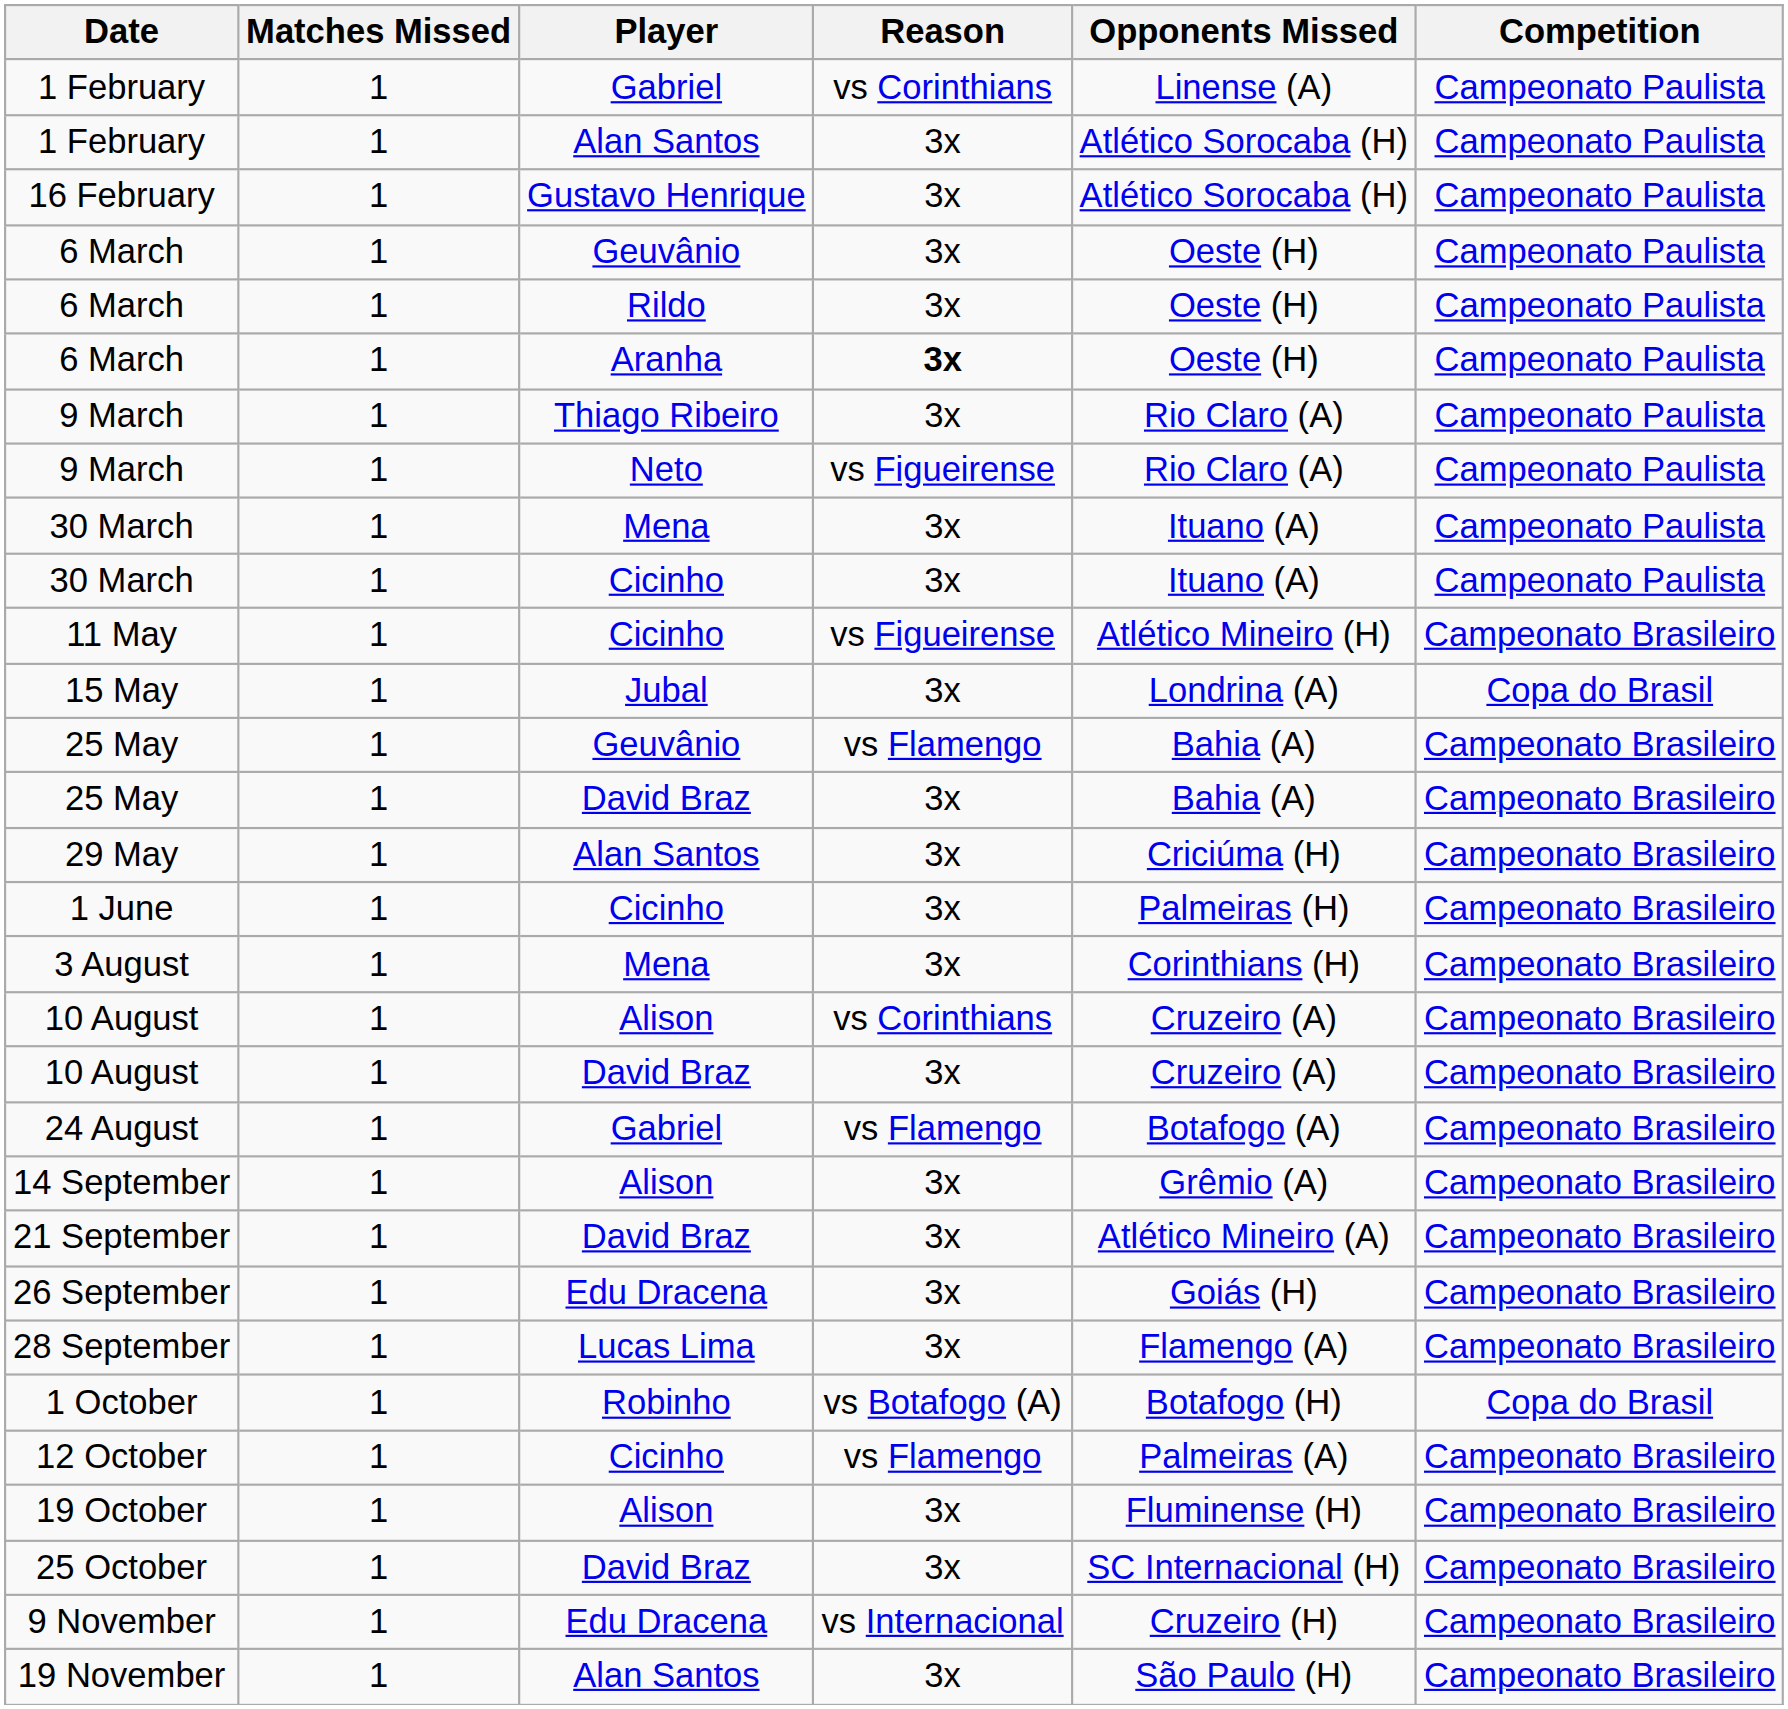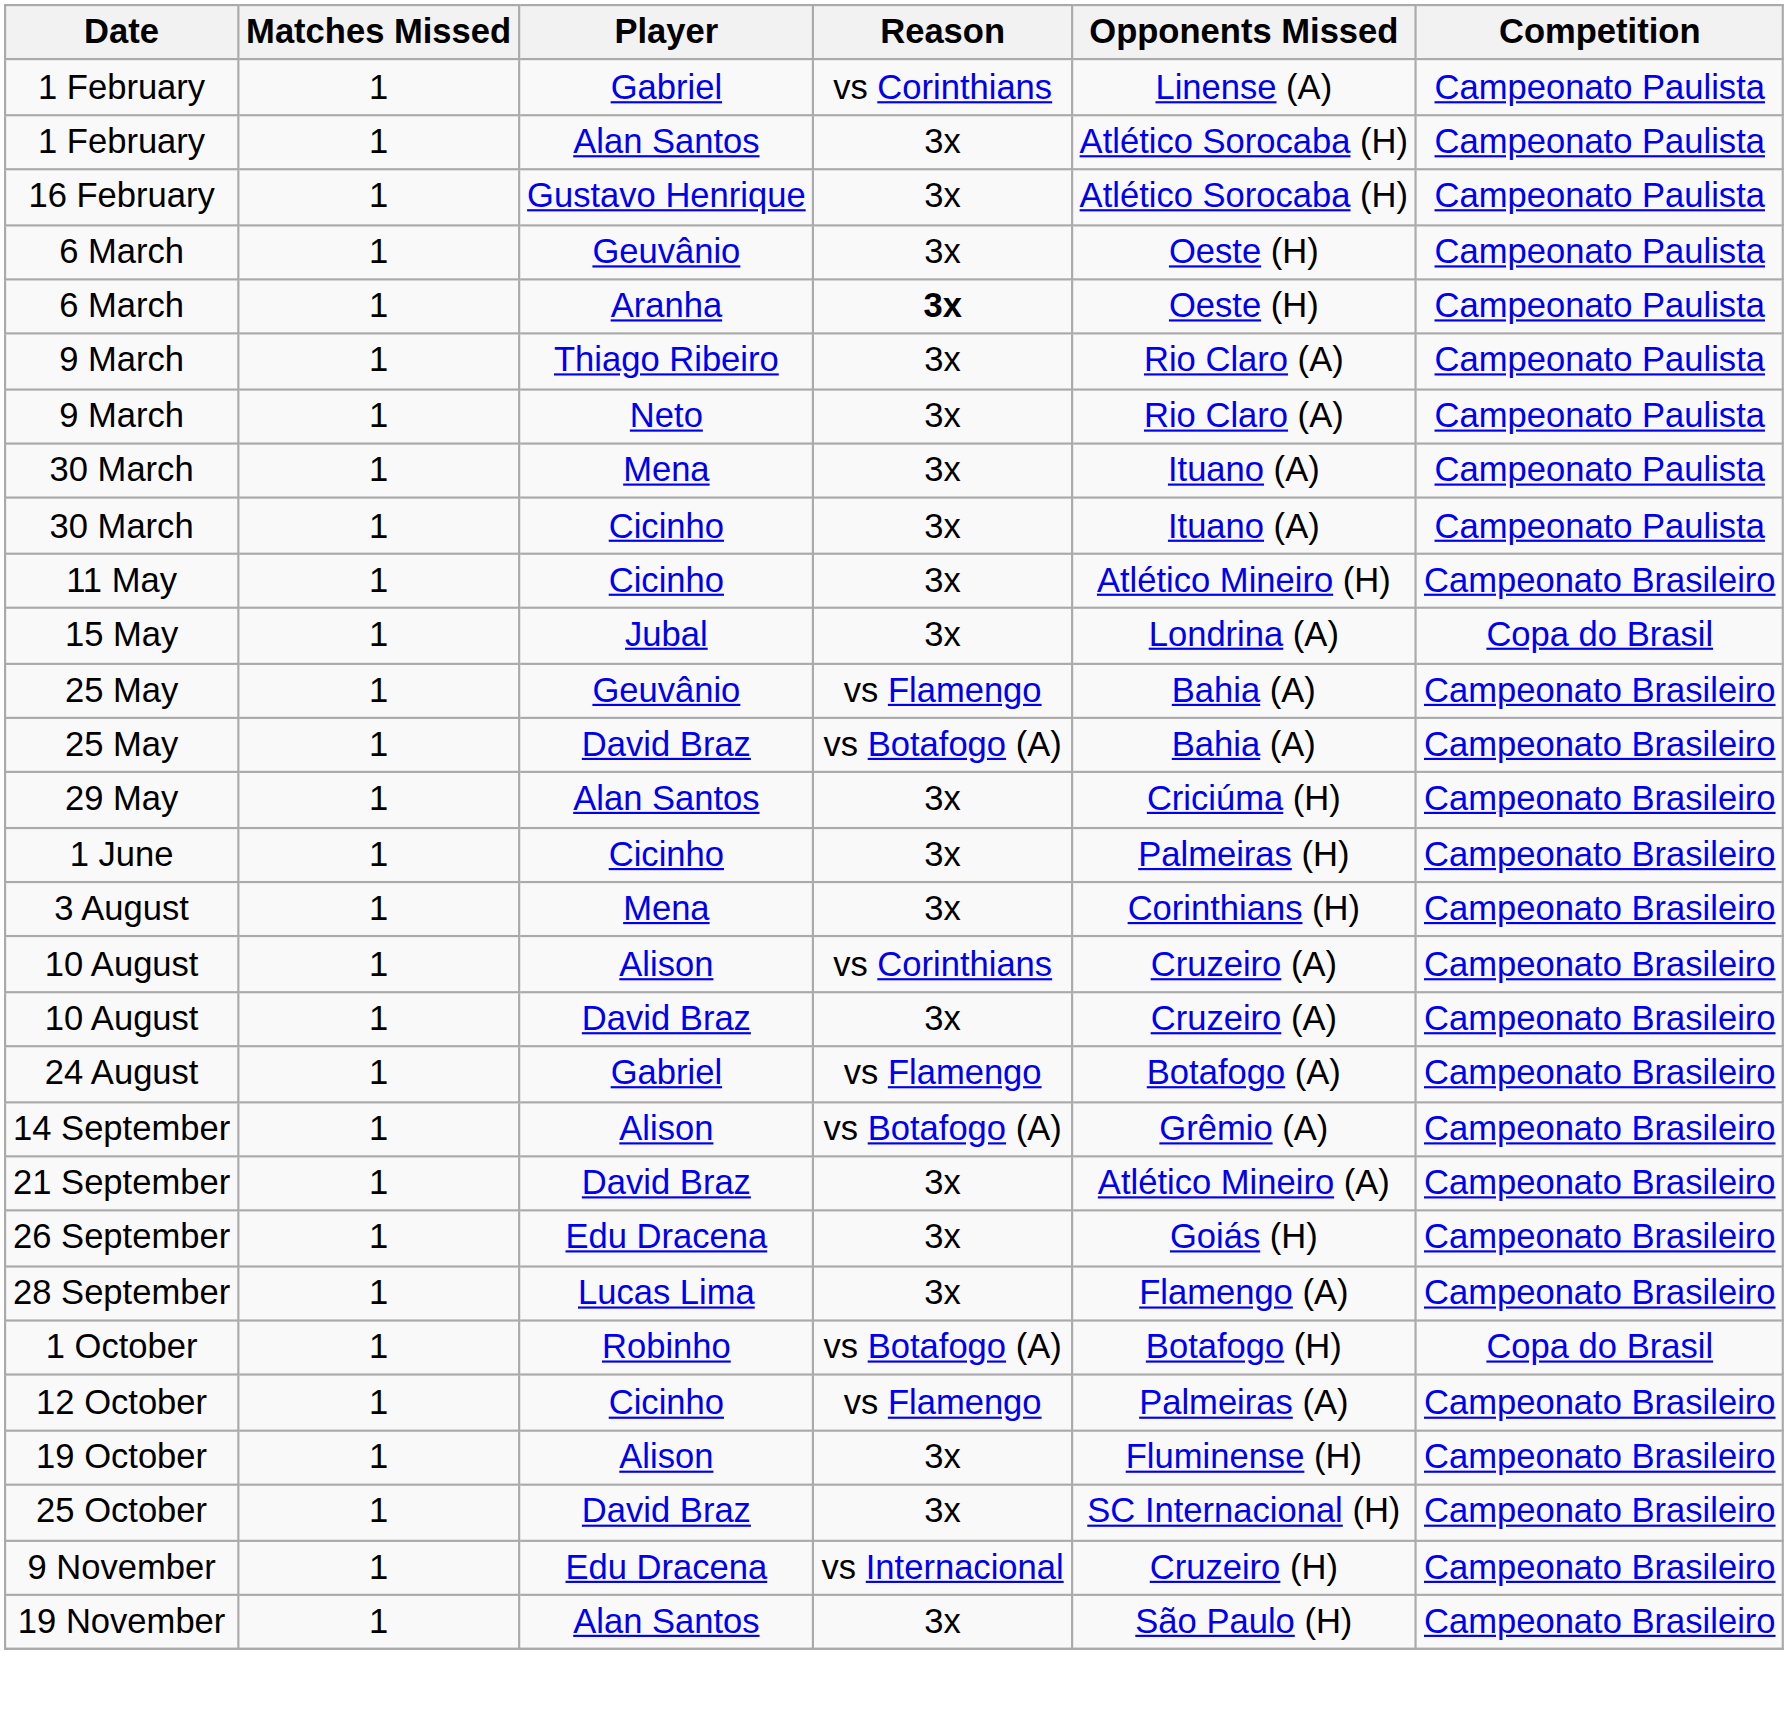- row: (122, 305)
(943, 470) vs Figueirense -> (943, 415) 3x
(943, 634) vs Figueirense -> (943, 580) 3x
(943, 799) 3x -> (943, 744) vs Botafogo (A)
(943, 1182) 3x -> (943, 1128) vs Botafogo (A)
